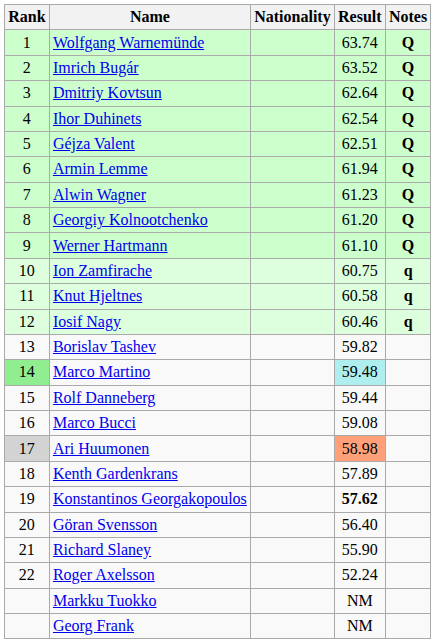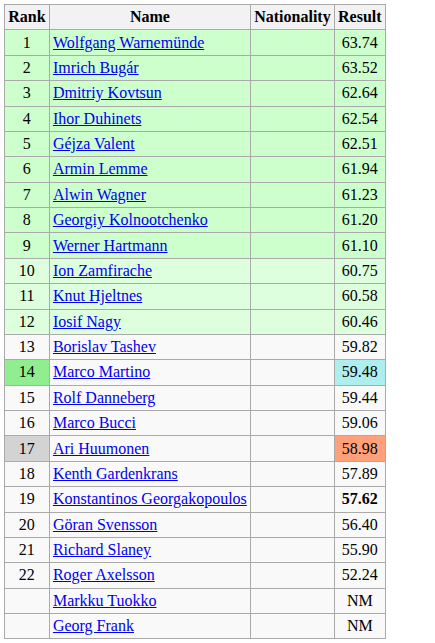- column: (408, 17)
(360, 423) 59.08 -> (360, 423) 59.06
